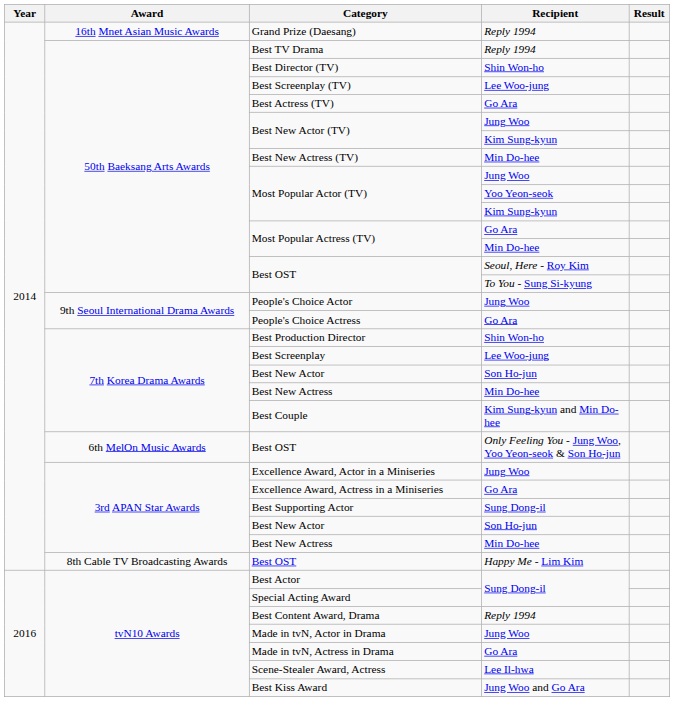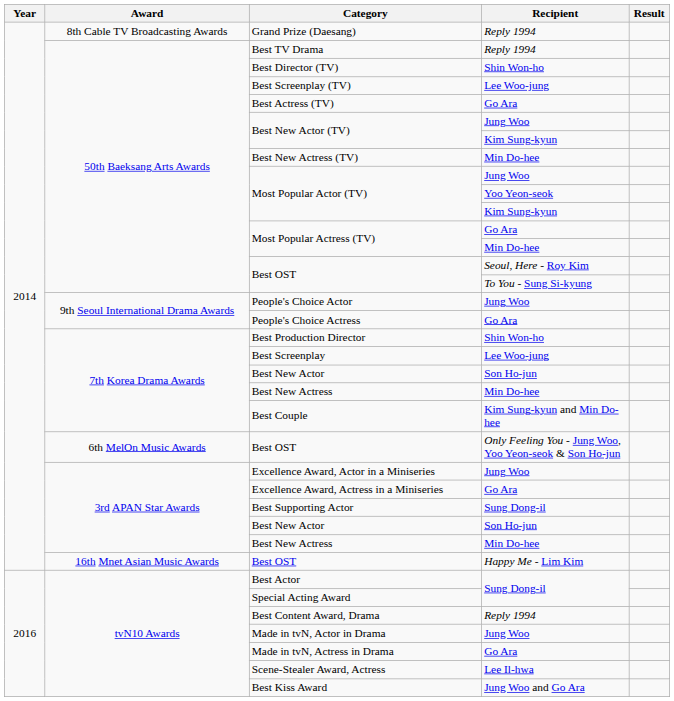(147, 31) 16th Mnet Asian Music Awards -> (147, 31) 8th Cable TV Broadcasting Awards
(147, 561) 8th Cable TV Broadcasting Awards -> (147, 561) 16th Mnet Asian Music Awards
